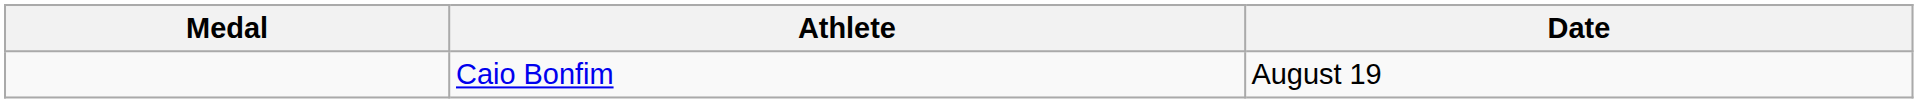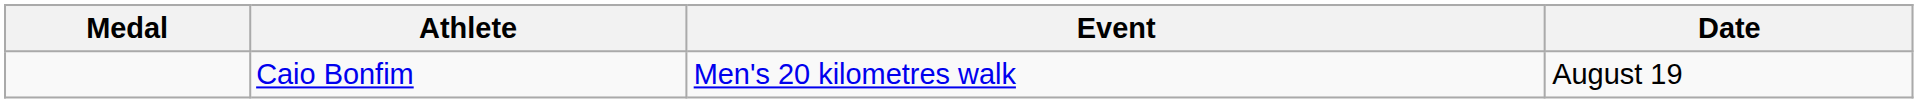+ column: (1116, 28)
